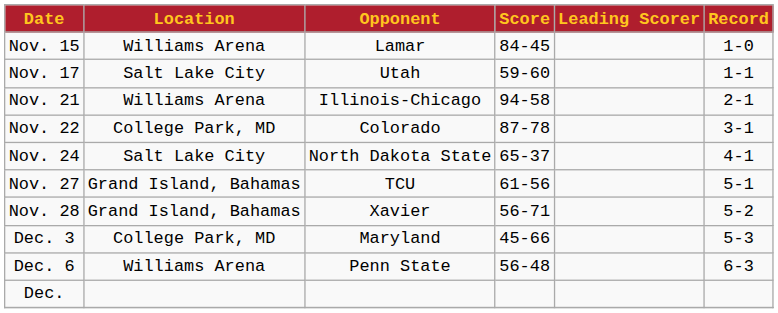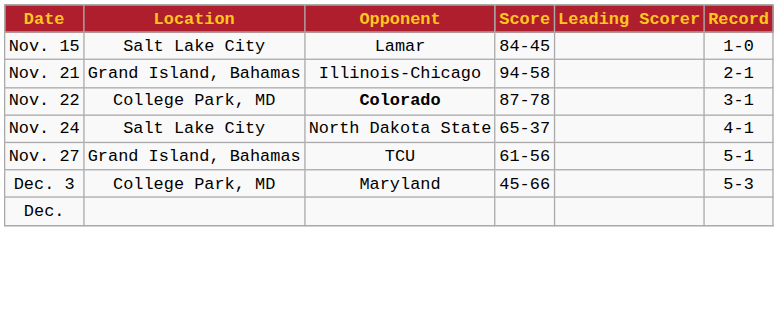(194, 46) Williams Arena -> (194, 46) Salt Lake City
- row: (44, 74)
(194, 101) Williams Arena -> (194, 74) Grand Island, Bahamas
(400, 129) normal -> (400, 101) bold
- row: (44, 211)
- row: (44, 266)
